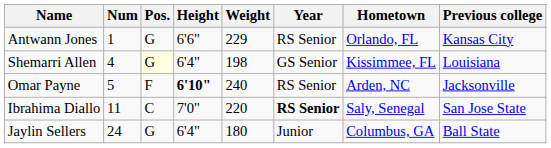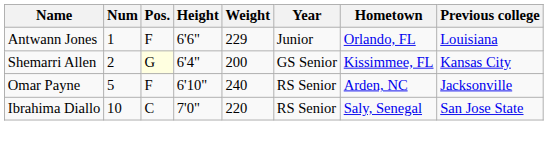(150, 39) G -> (149, 39) F
(306, 39) RS Senior -> (295, 39) Junior
(478, 39) Kansas City -> (469, 39) Louisiana
(111, 62) 4 -> (111, 62) 2
(236, 62) 198 -> (236, 62) 200
(471, 62) Louisiana -> (476, 62) Kansas City
(194, 85) bold -> (192, 85) normal
(114, 108) 11 -> (114, 108) 10
(308, 108) bold -> (306, 108) normal
- row: (47, 131)
